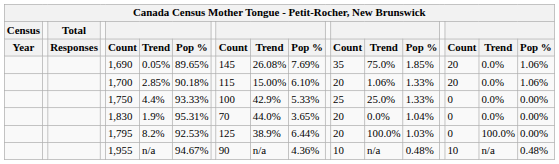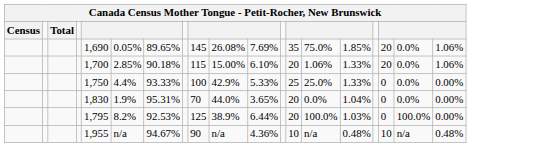- row: (23, 47)
